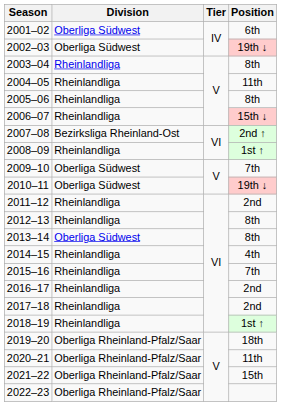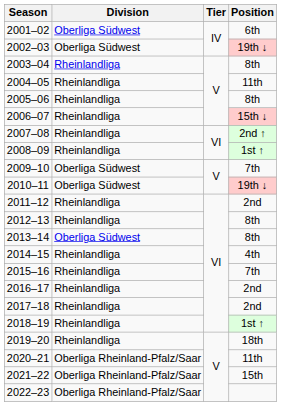(117, 133) Bezirksliga Rheinland-Ost -> (87, 133) Rheinlandliga
(128, 340) Oberliga Rheinland-Pfalz/Saar -> (87, 340) Rheinlandliga
